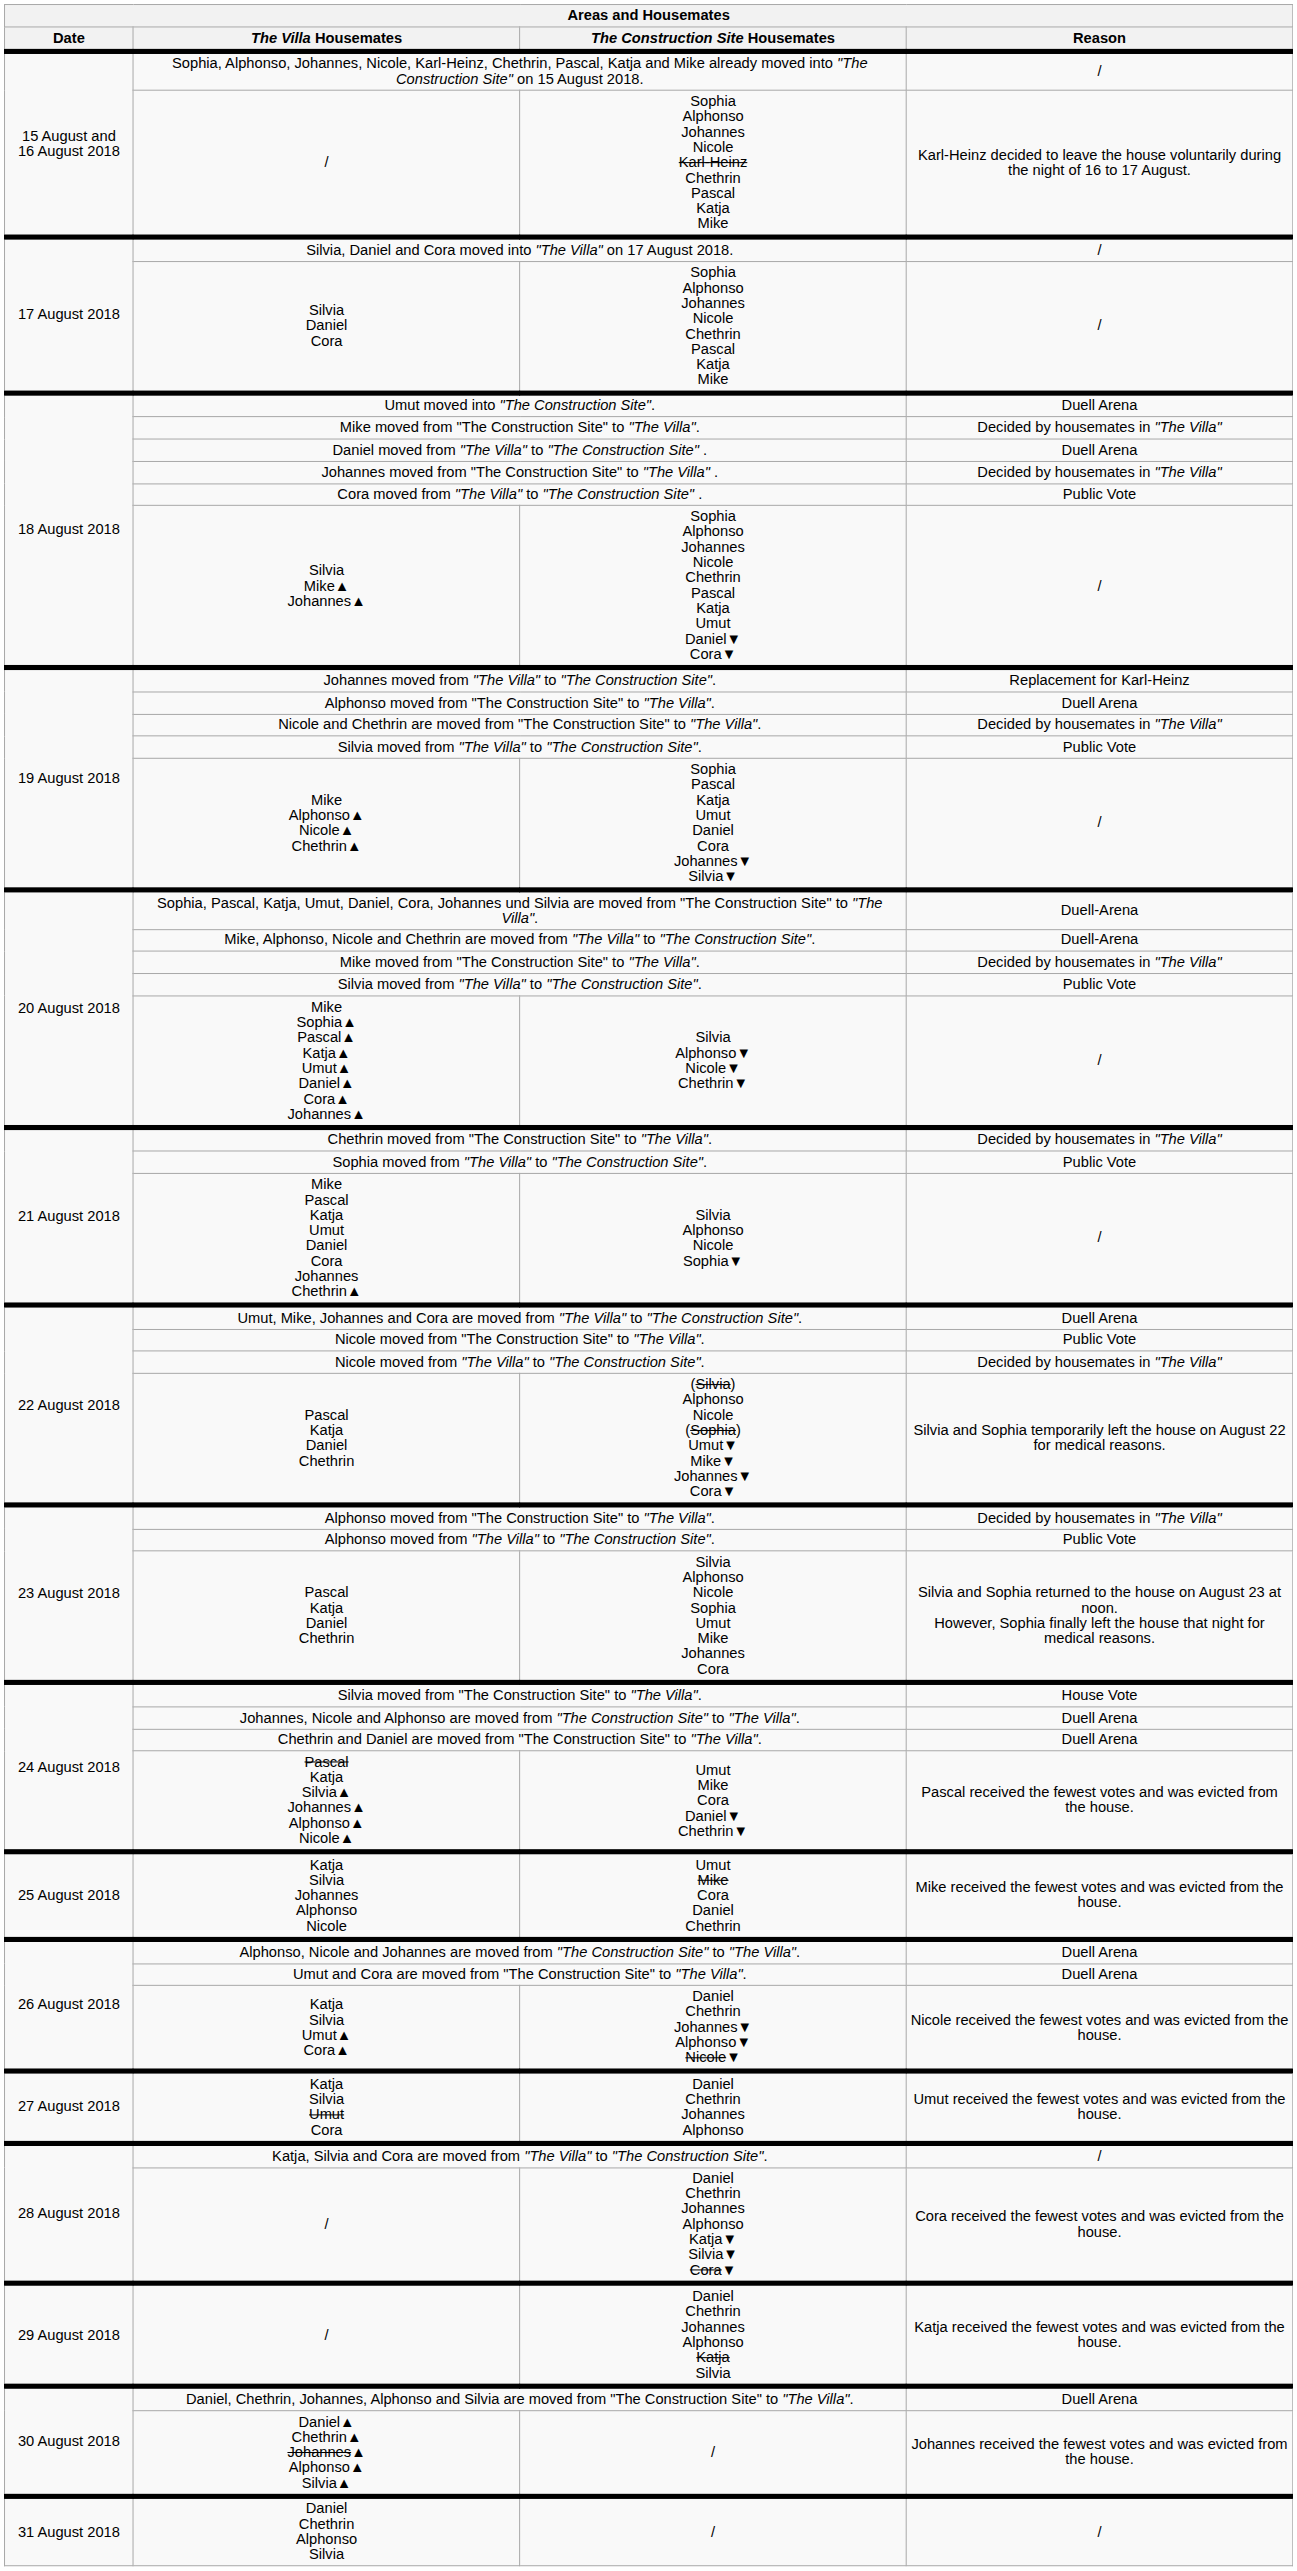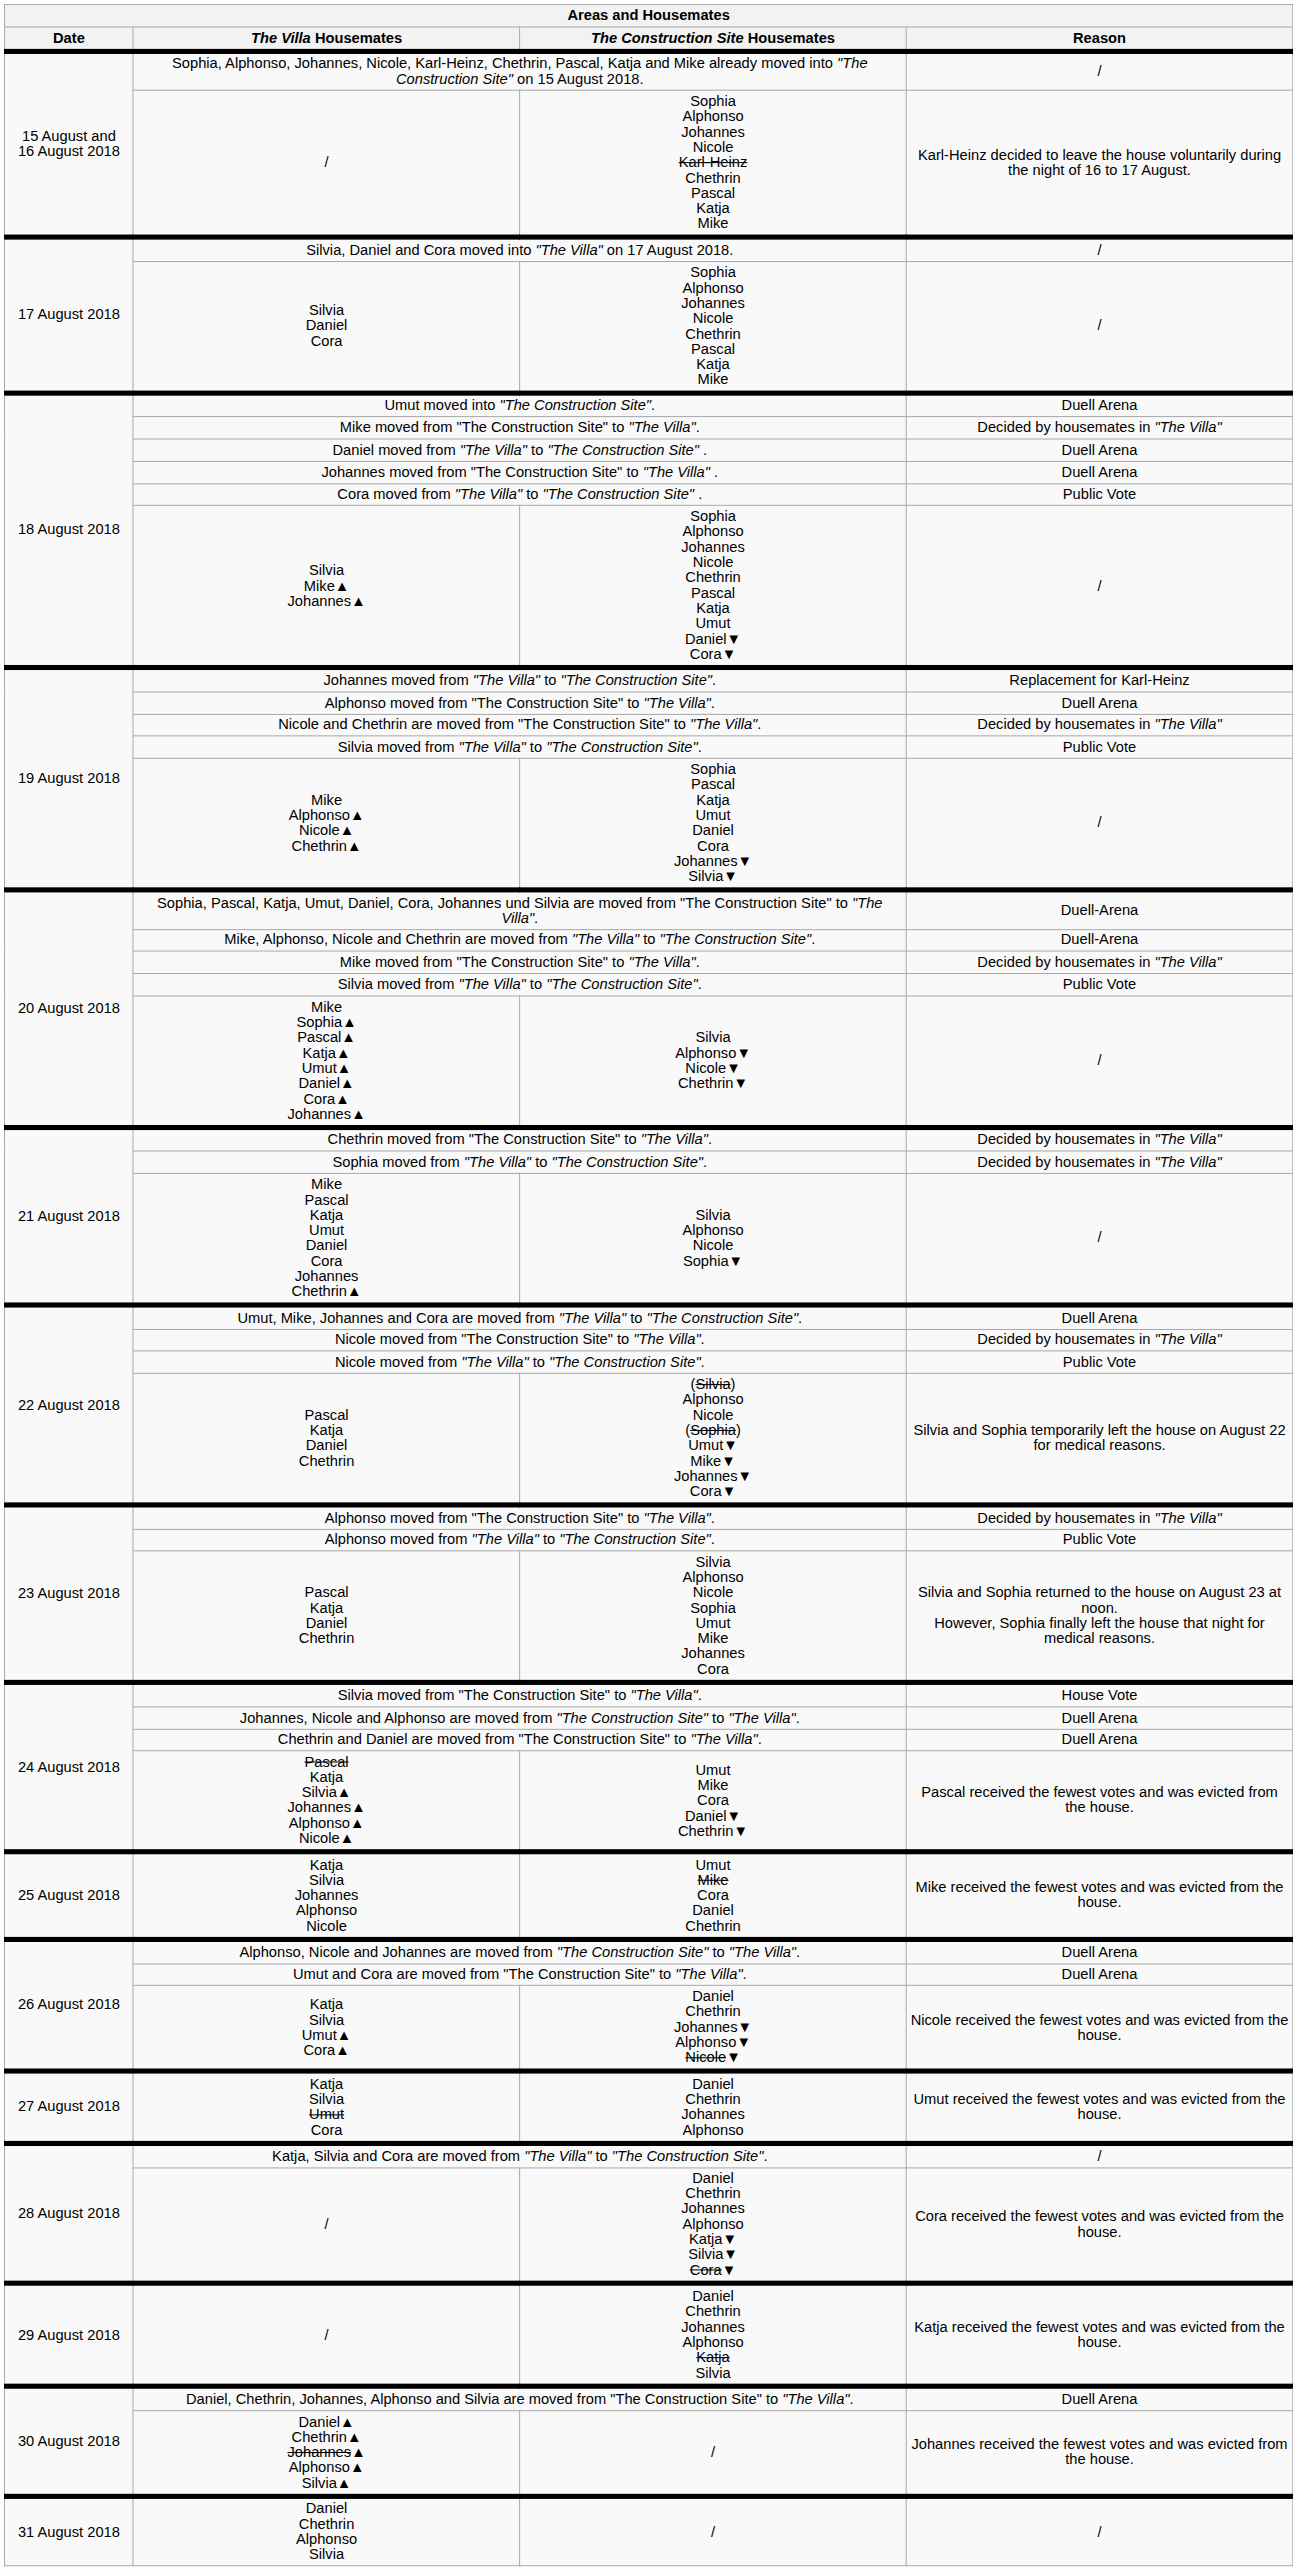(1100, 472) Decided by housemates in "The Villa" -> (1100, 472) Duell Arena
(1100, 1162) Public Vote -> (1100, 1162) Decided by housemates in "The Villa"
(1100, 1340) Public Vote -> (1100, 1340) Decided by housemates in "The Villa"
(1100, 1362) Decided by housemates in "The Villa" -> (1100, 1362) Public Vote
